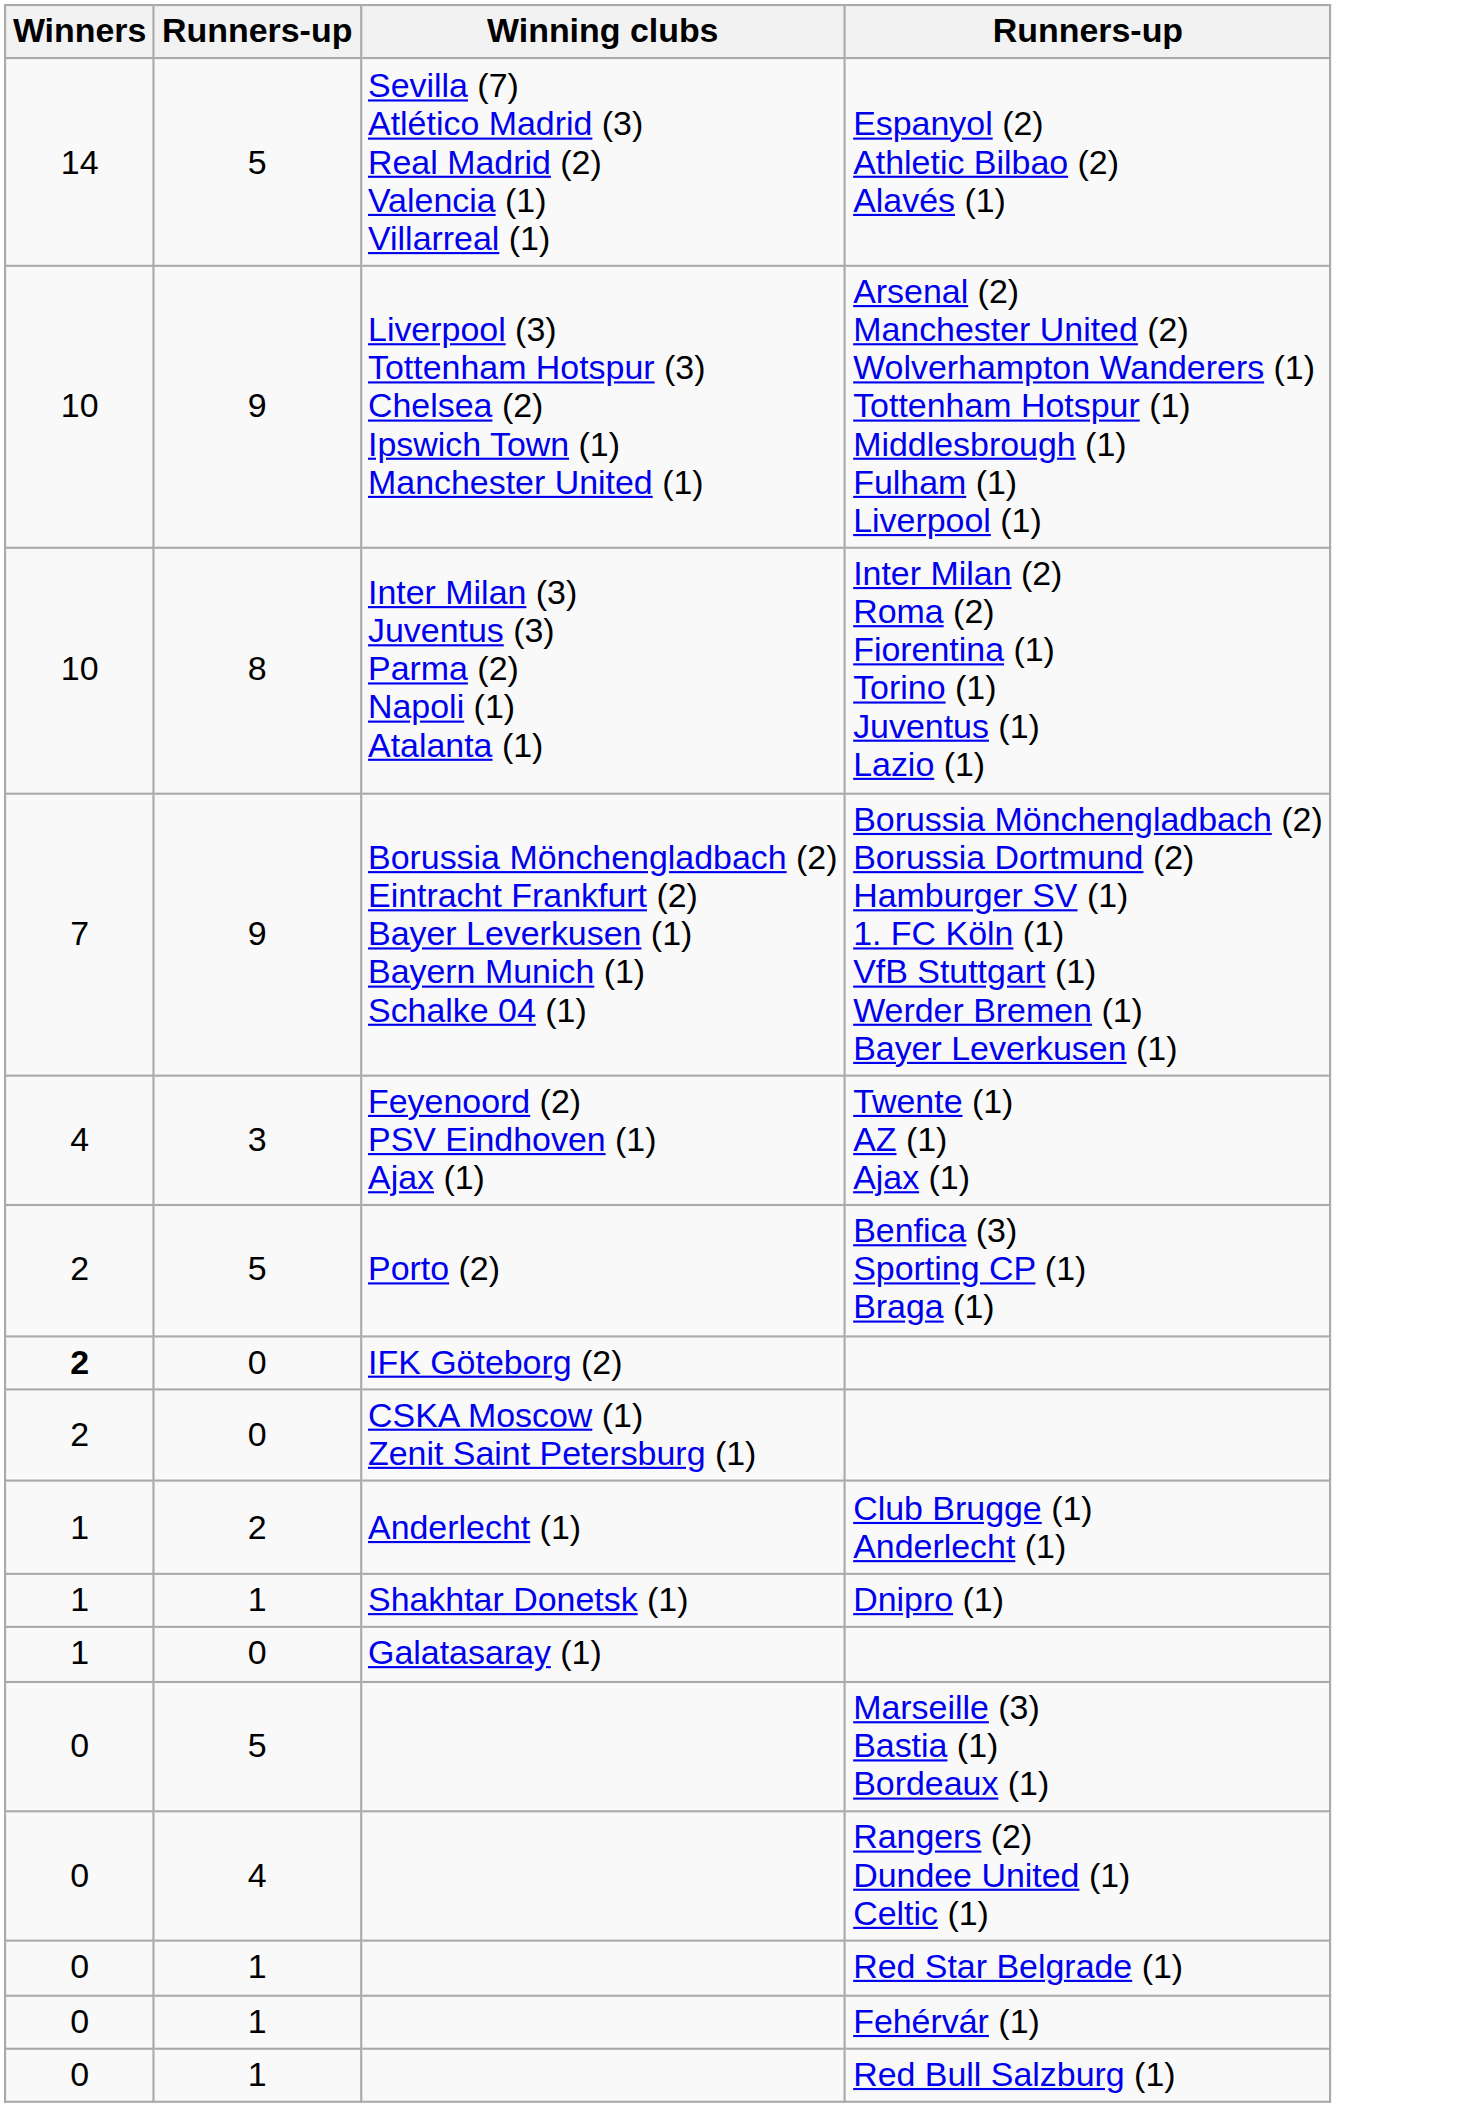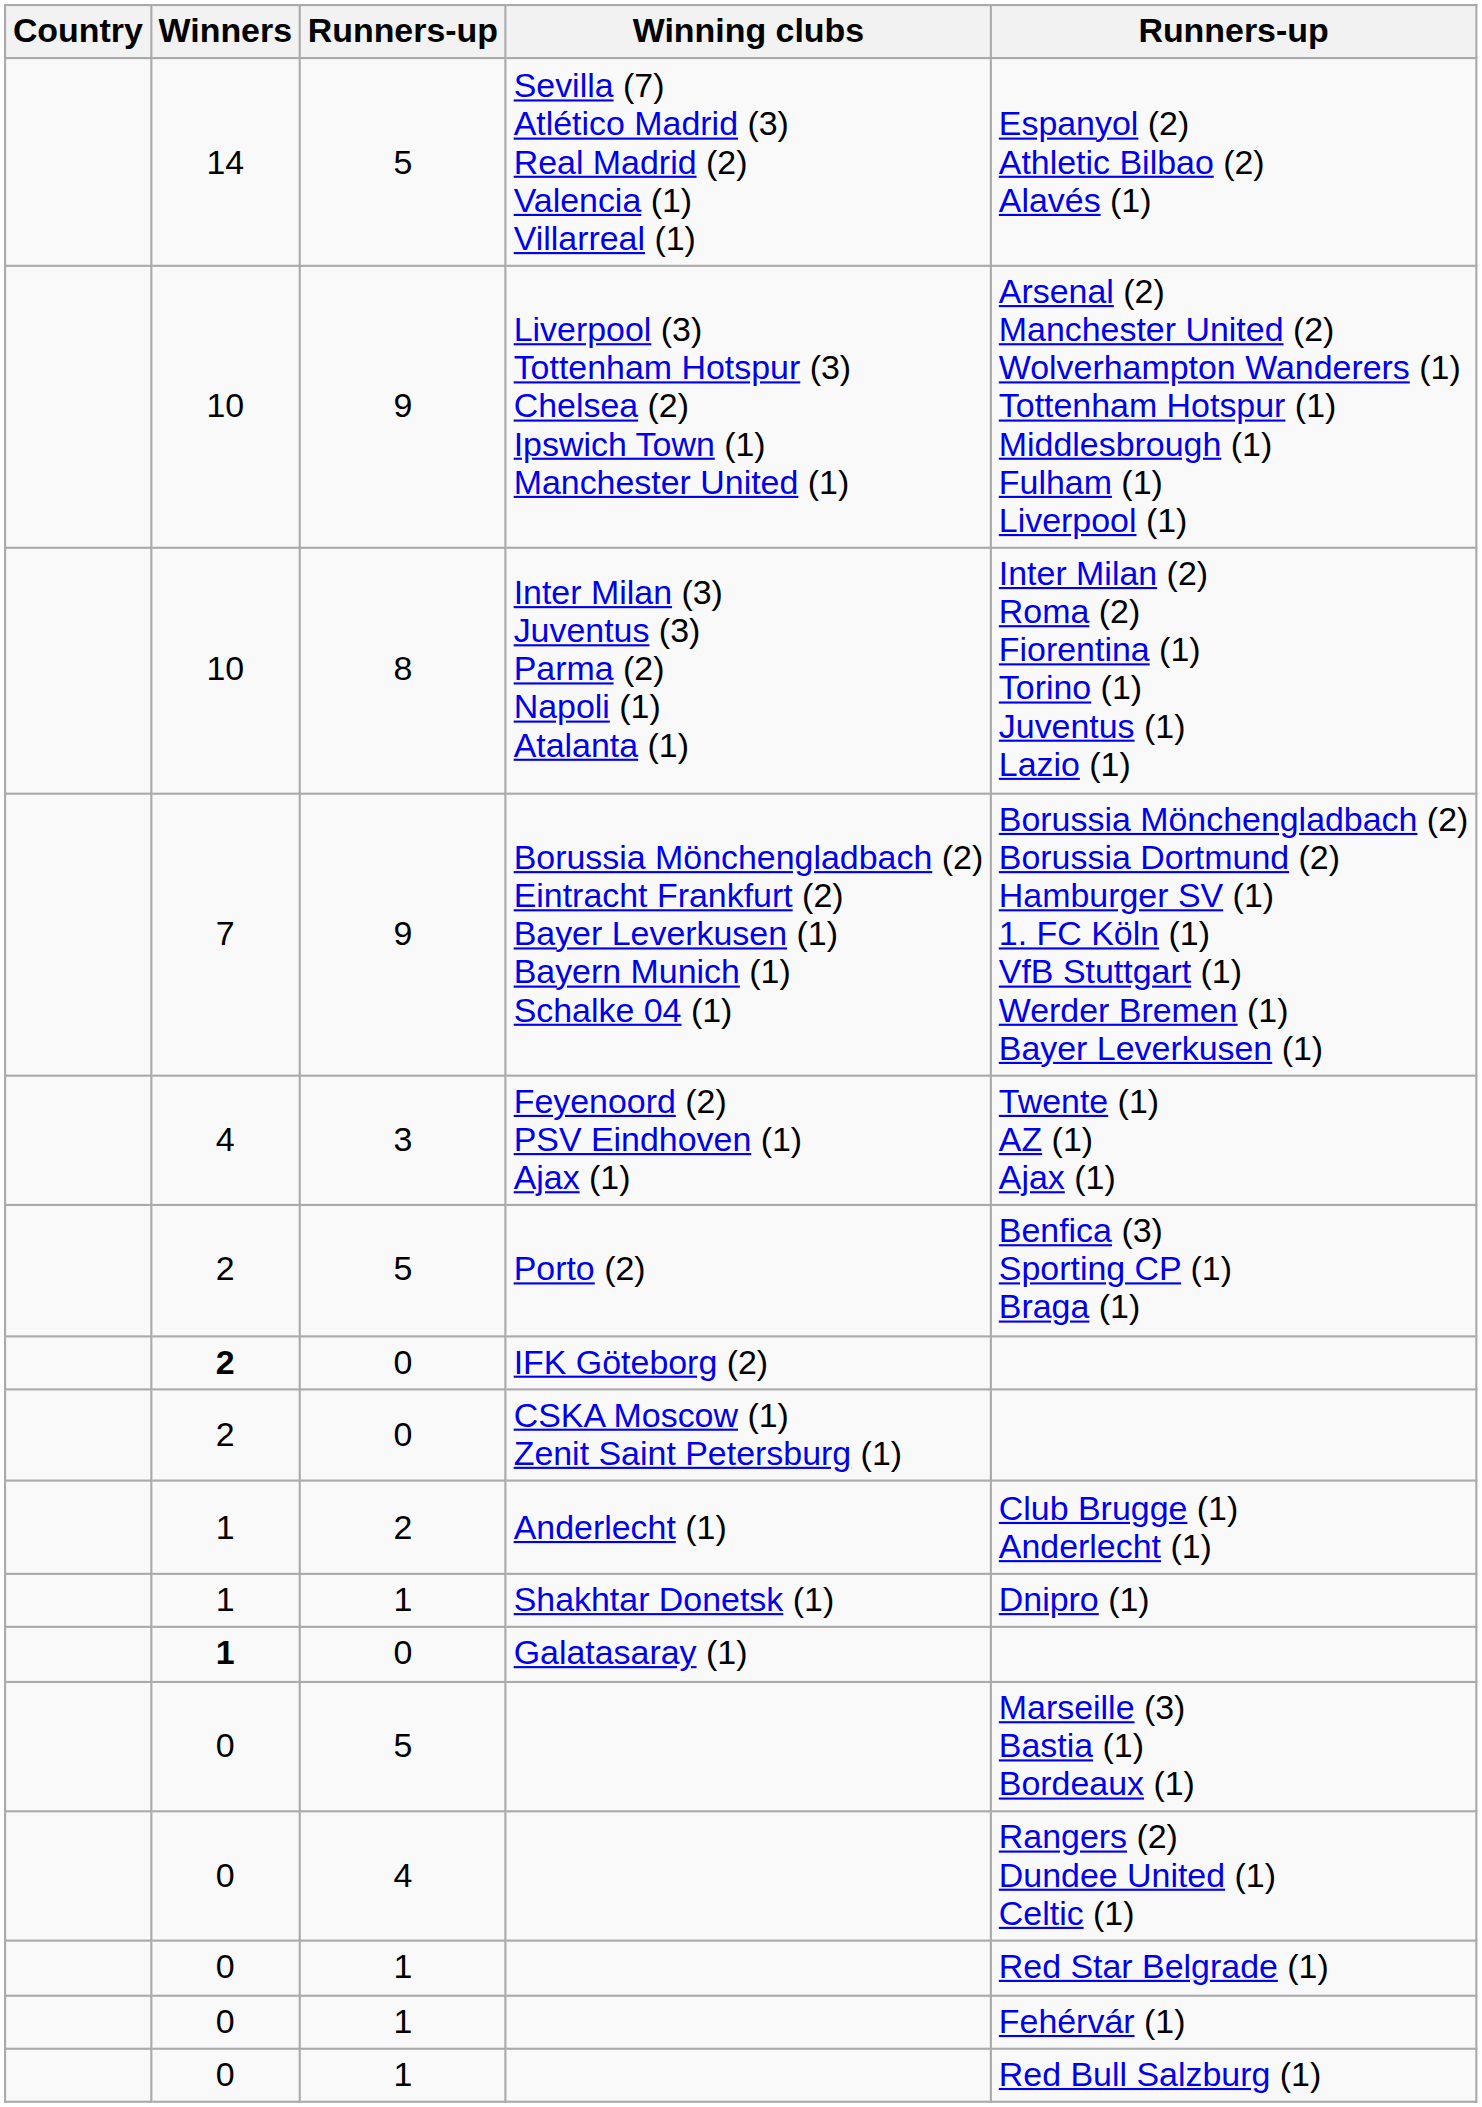+ column: (78, 31)
(80, 1653) normal -> (225, 1653) bold
